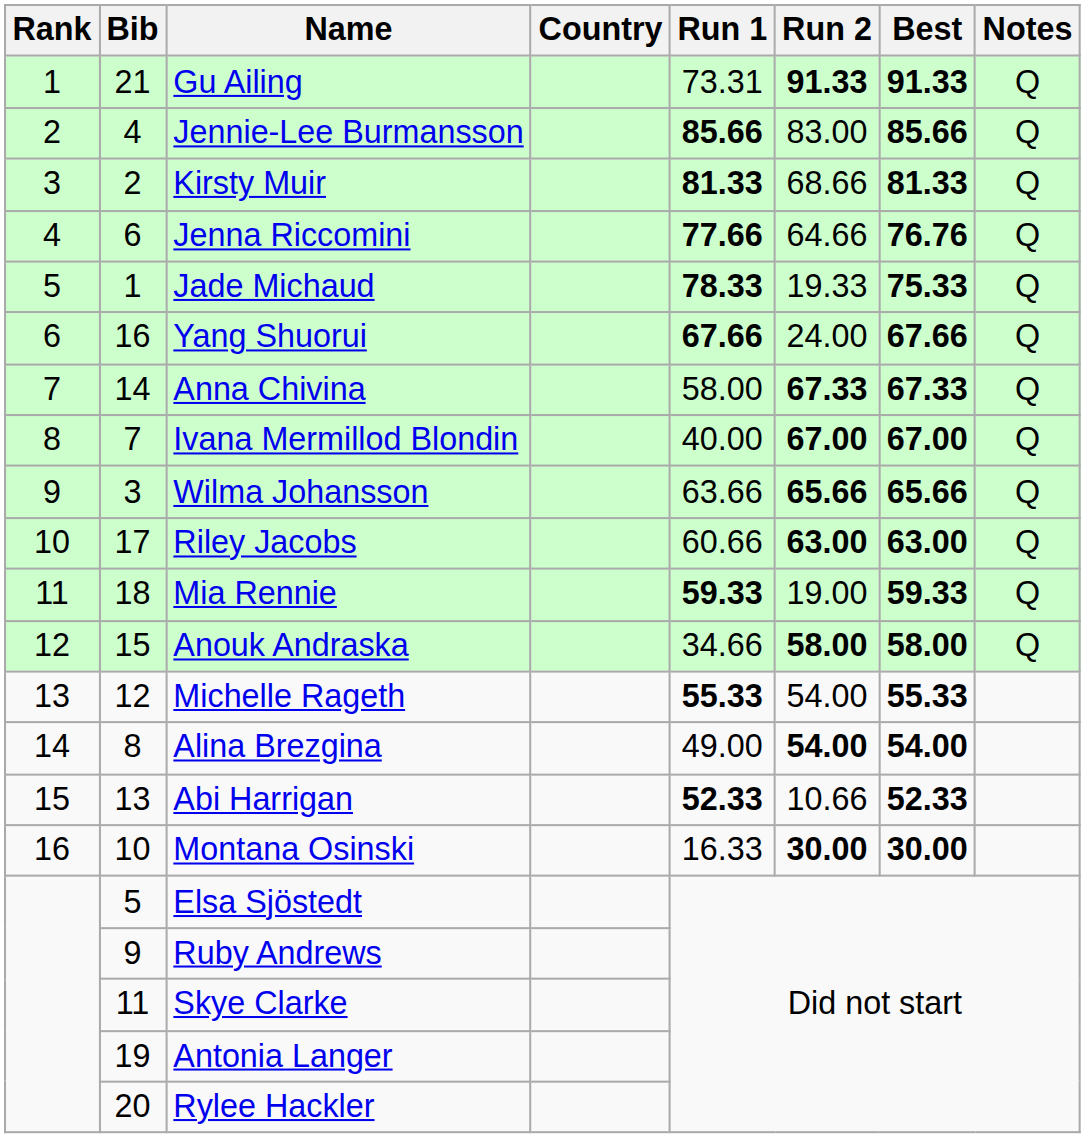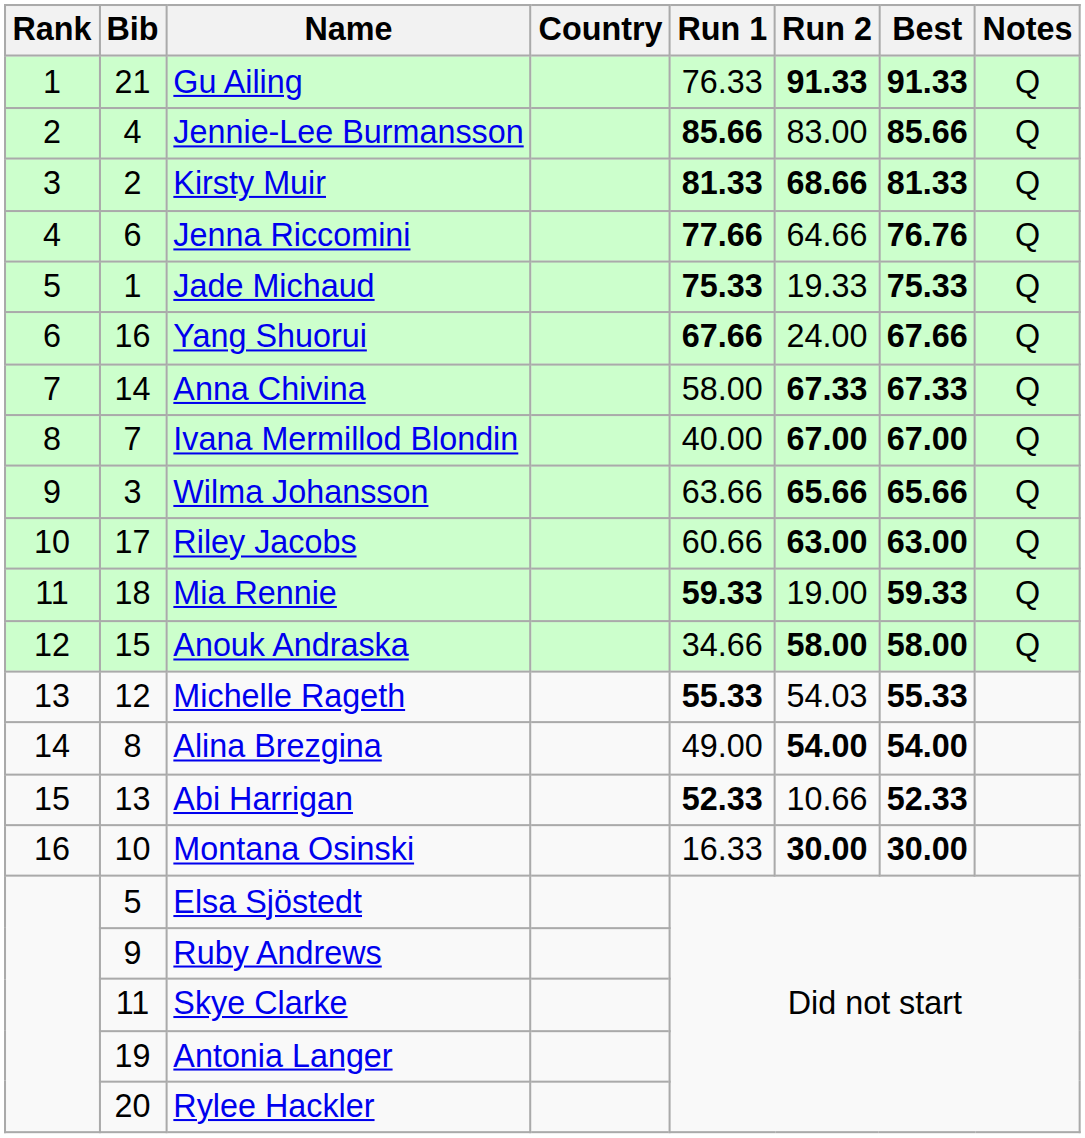(722, 81) 73.31 -> (722, 81) 76.33
(827, 183) normal -> (827, 183) bold
(722, 286) 78.33 -> (722, 286) 75.33
(827, 696) 54.00 -> (827, 696) 54.03
